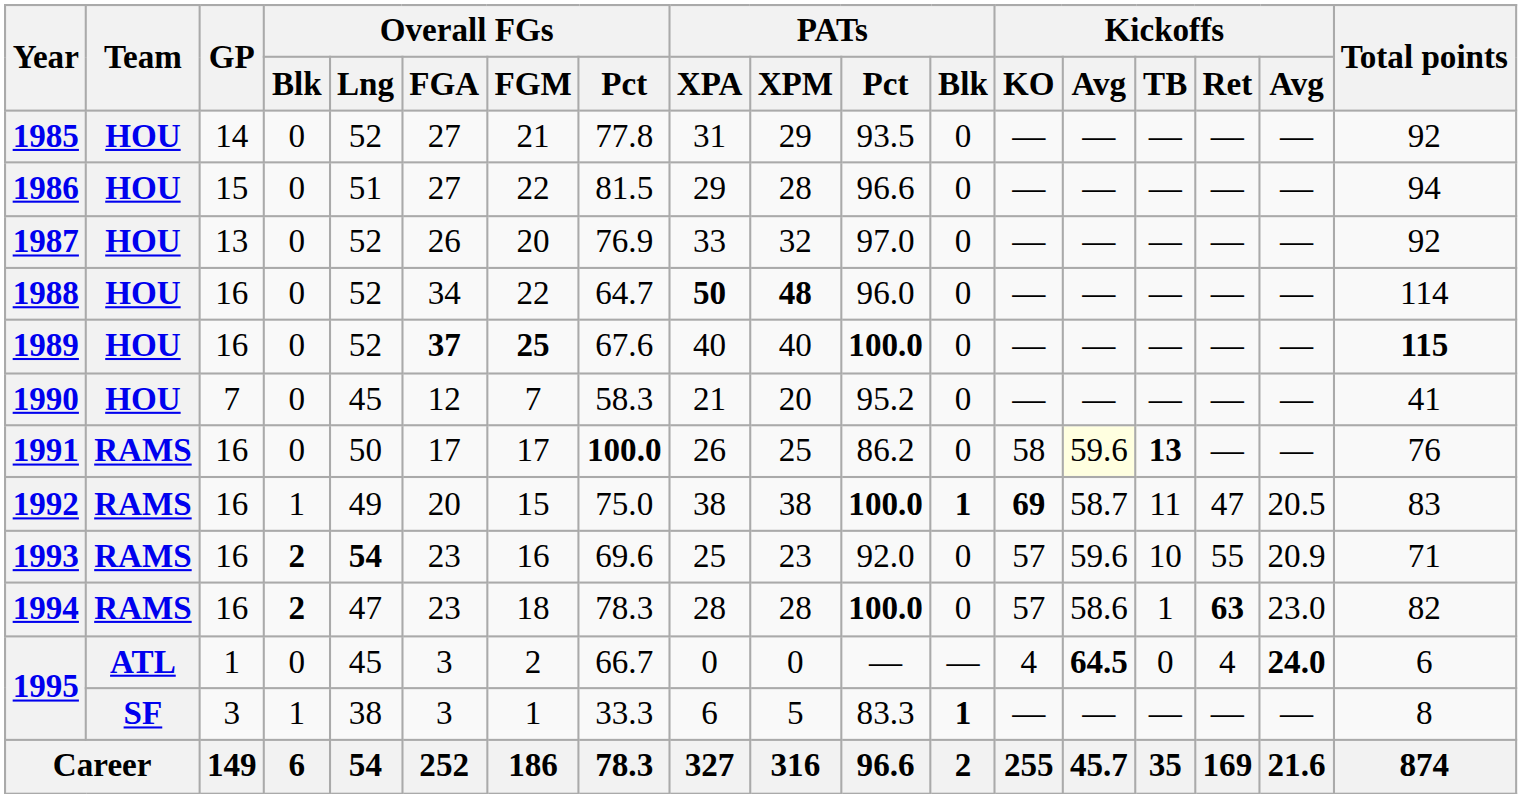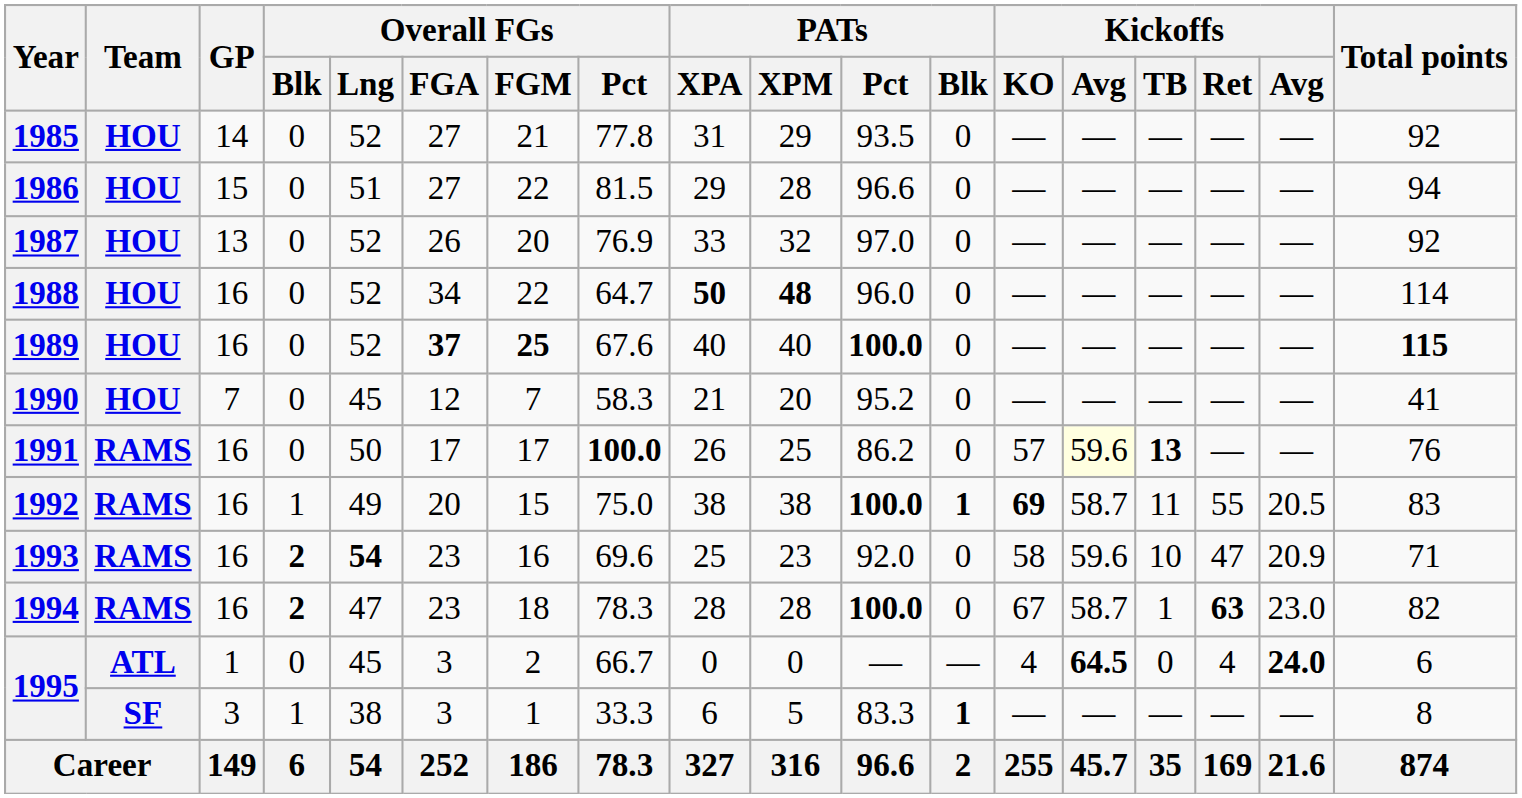(1029, 450) 58 -> (1029, 450) 57
(1227, 503) 47 -> (1227, 503) 55
(1029, 556) 57 -> (1029, 556) 58
(1227, 556) 55 -> (1227, 556) 47
(1029, 608) 57 -> (1029, 608) 67
(1099, 608) 58.6 -> (1099, 608) 58.7
